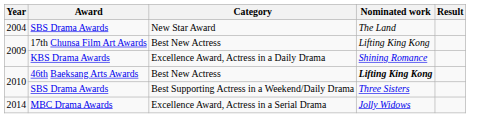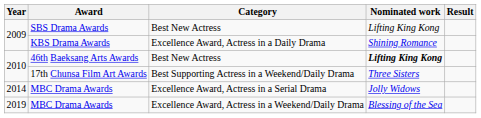- row: (16, 27)
(89, 43) 17th Chunsa Film Art Awards -> (69, 27) SBS Drama Awards
(69, 89) SBS Drama Awards -> (89, 74) 17th Chunsa Film Art Awards
+ row: (16, 105)
